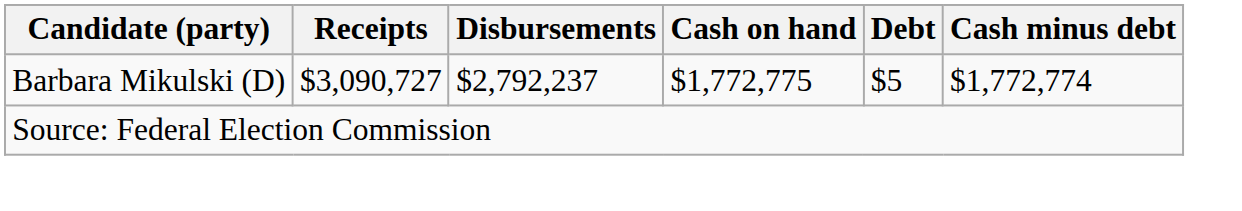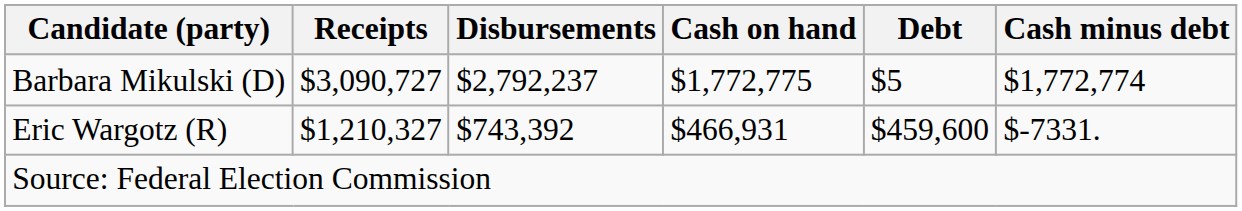+ row: (120, 129)
